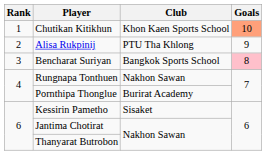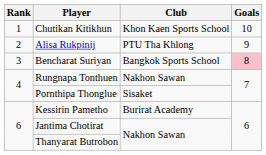(247, 28) lightsalmon background -> (247, 28) no background
(158, 93) Burirat Academy -> (138, 93) Sisaket
(138, 110) Sisaket -> (158, 110) Burirat Academy
